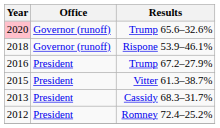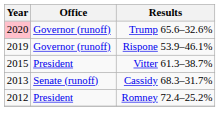(18, 47) 2018 -> (18, 47) 2019
- row: (171, 64)
(53, 98) President -> (66, 81) Senate (runoff)
